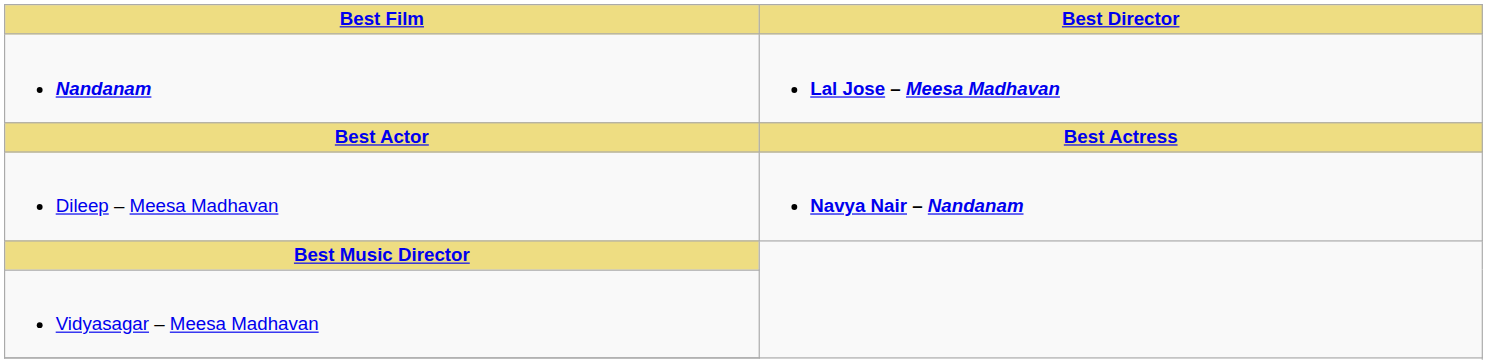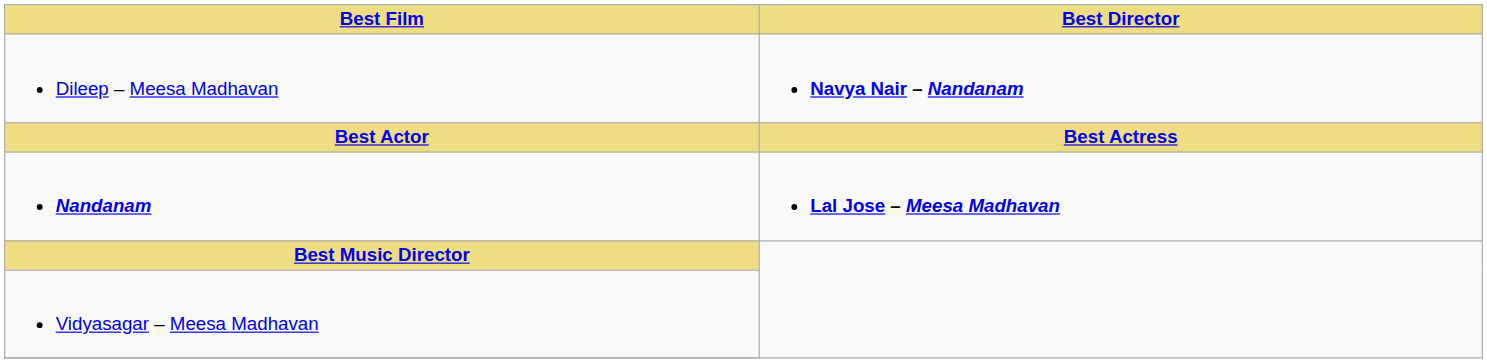rows swapped: (382, 89) <-> (382, 207)
